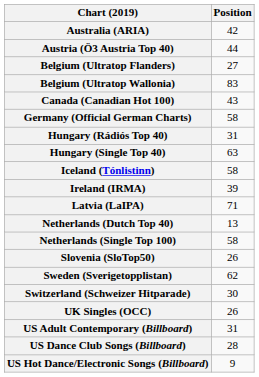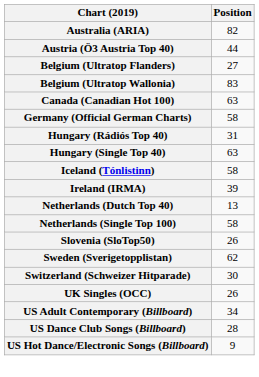(233, 30) 42 -> (233, 30) 82
(233, 100) 43 -> (233, 100) 63
- row: (108, 205)
(233, 328) 31 -> (233, 310) 34
